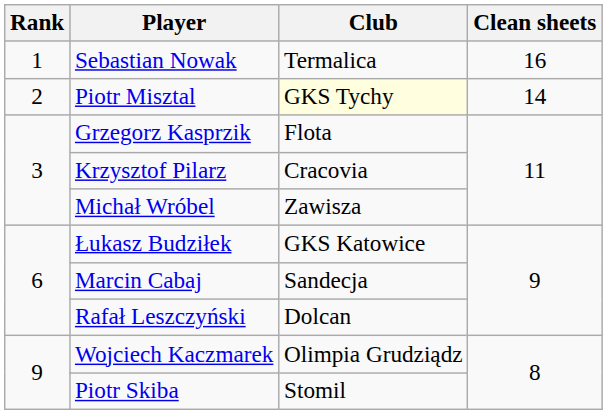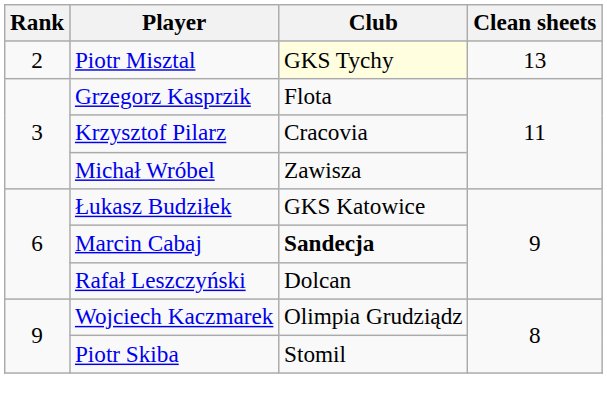- row: (156, 59)
(535, 96) 14 -> (535, 59) 13
(326, 280) normal -> (329, 243) bold
